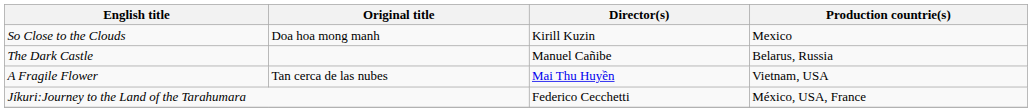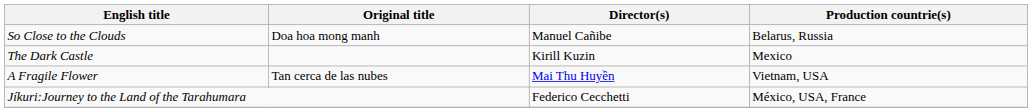(563, 35) Kirill Kuzin -> (572, 35) Manuel Cañibe
(772, 35) Mexico -> (793, 35) Belarus, Russia
(572, 55) Manuel Cañibe -> (563, 55) Kirill Kuzin
(793, 55) Belarus, Russia -> (772, 55) Mexico
